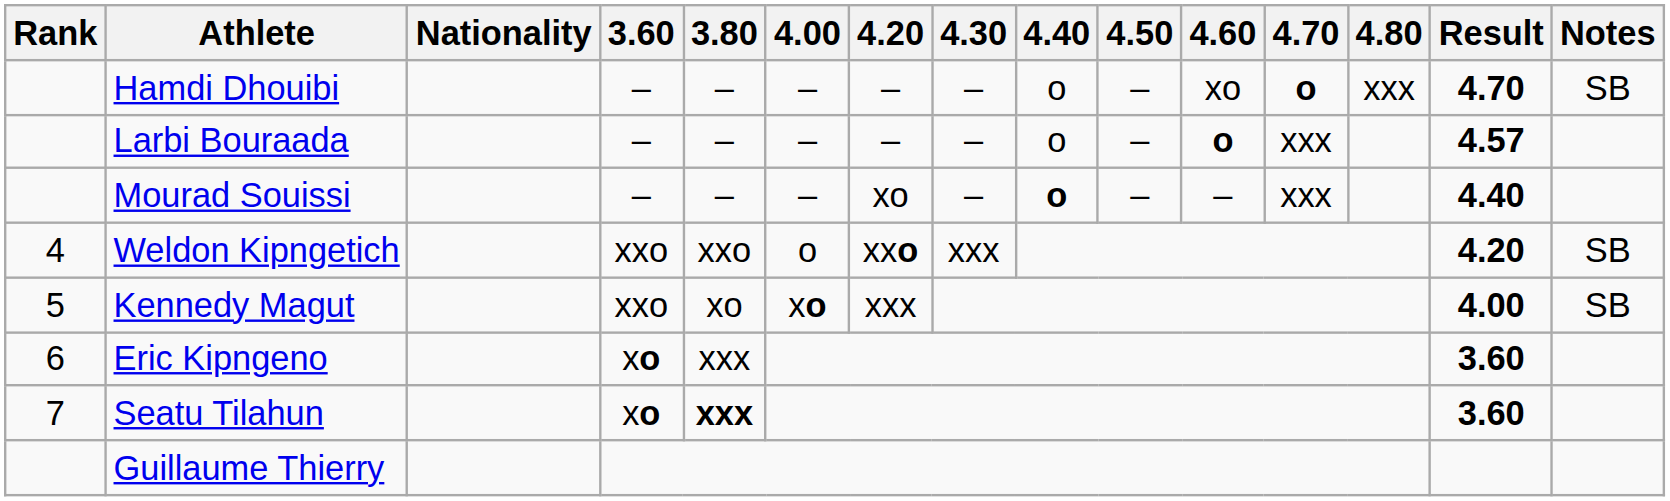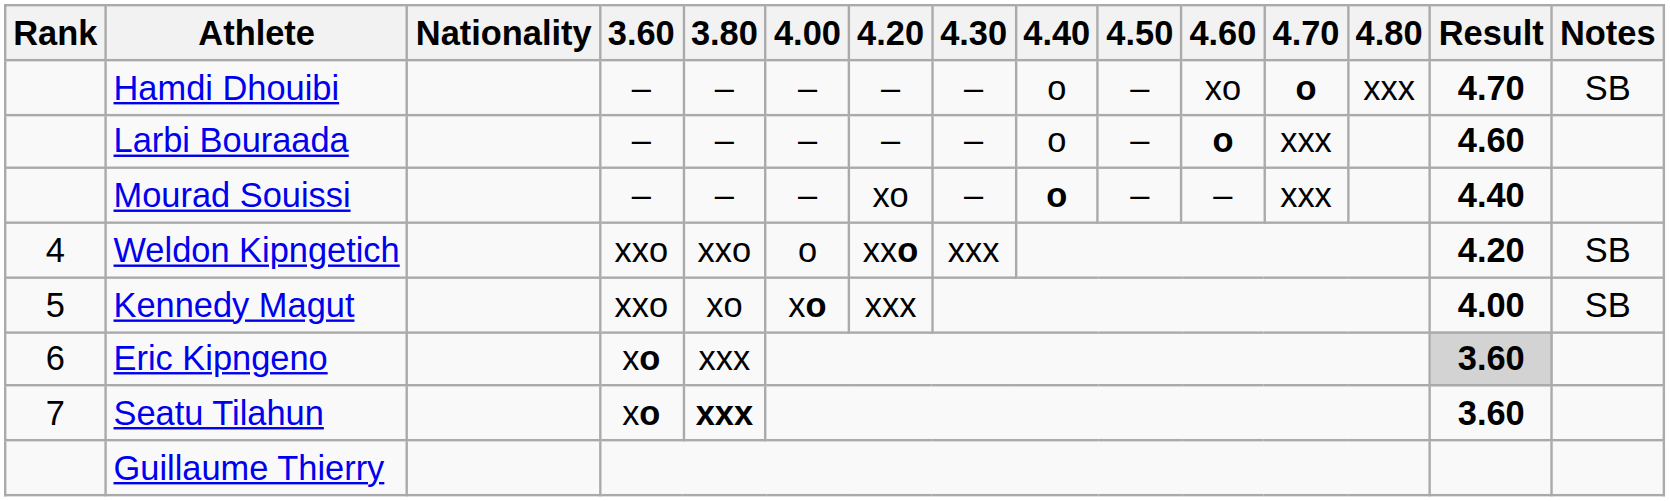(1491, 142) 4.57 -> (1491, 142) 4.60
(1491, 359) no background -> (1491, 359) lightgrey background
